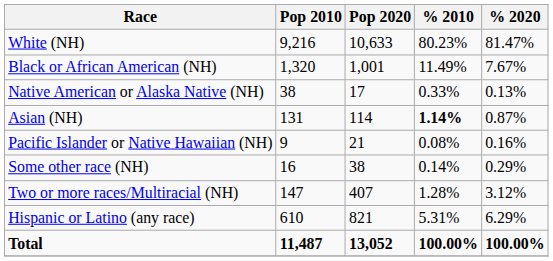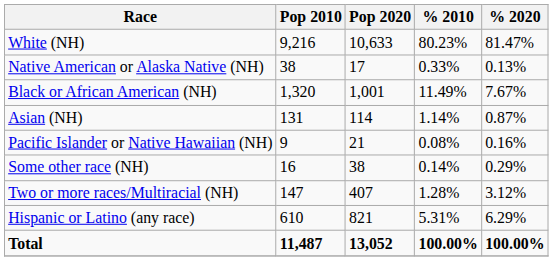rows swapped: (112, 67) <-> (136, 92)
(440, 117) bold -> (439, 117) normal
